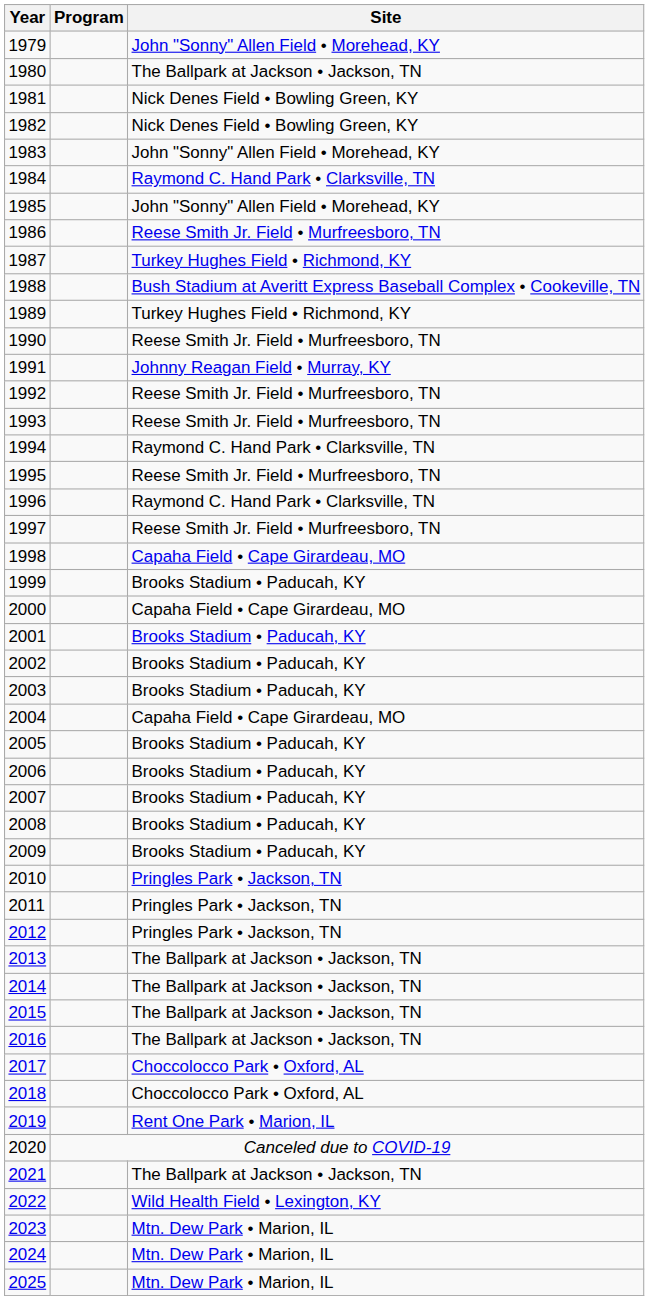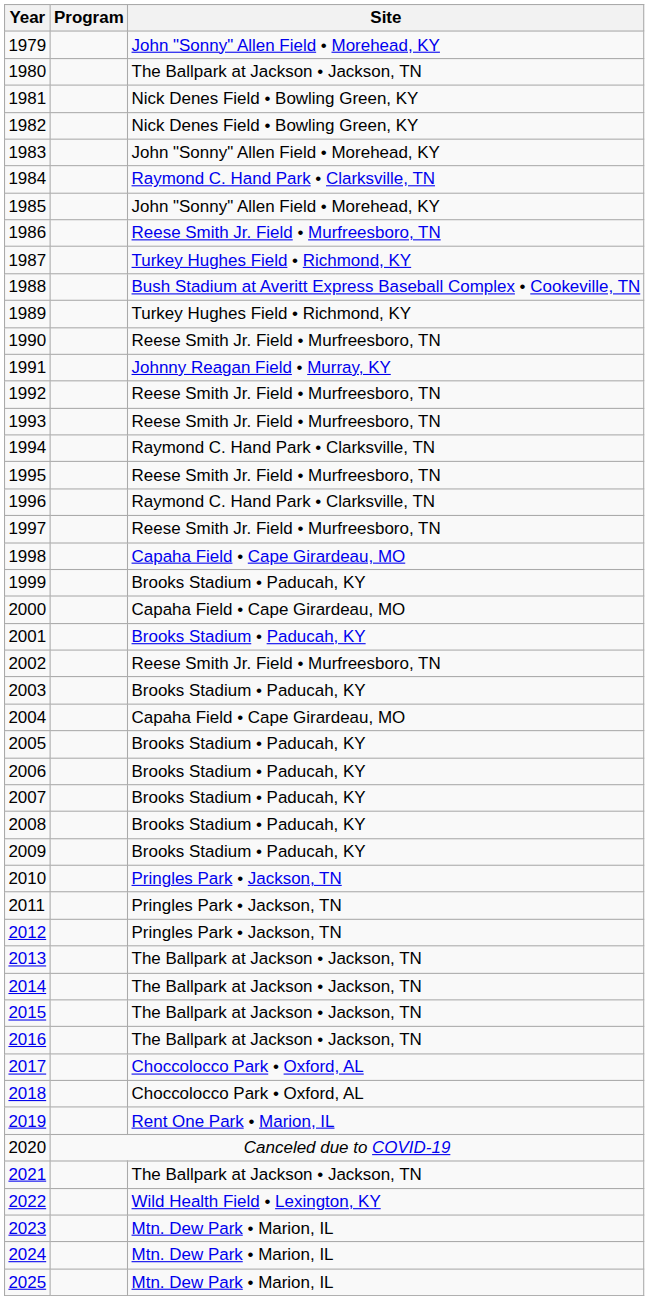(249, 663) Brooks Stadium • Paducah, KY -> (286, 663) Reese Smith Jr. Field • Murfreesboro, TN
